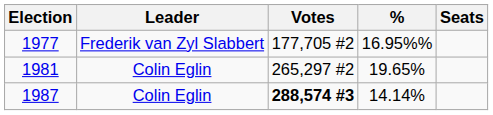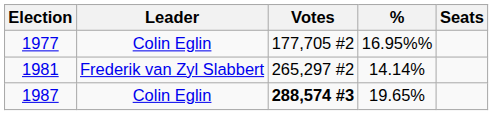(172, 43) Frederik van Zyl Slabbert -> (172, 43) Colin Eglin
(172, 69) Colin Eglin -> (172, 69) Frederik van Zyl Slabbert
(397, 69) 19.65% -> (397, 69) 14.14%
(397, 95) 14.14% -> (397, 95) 19.65%
